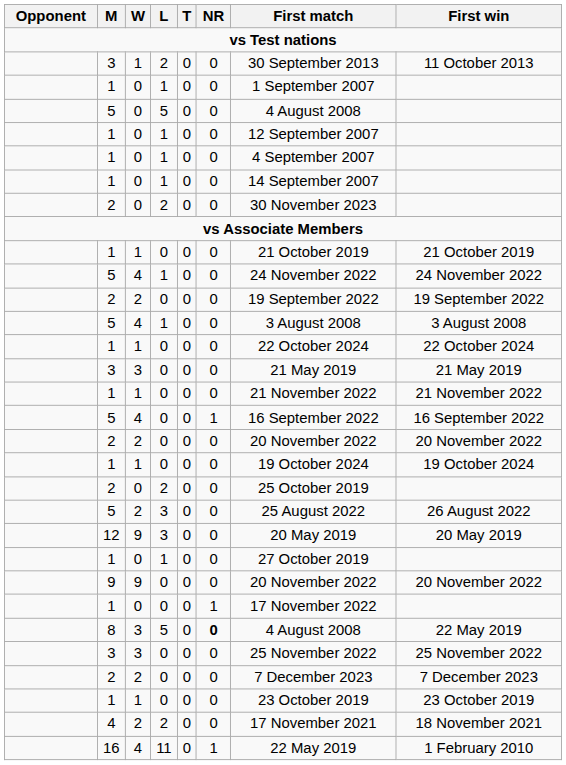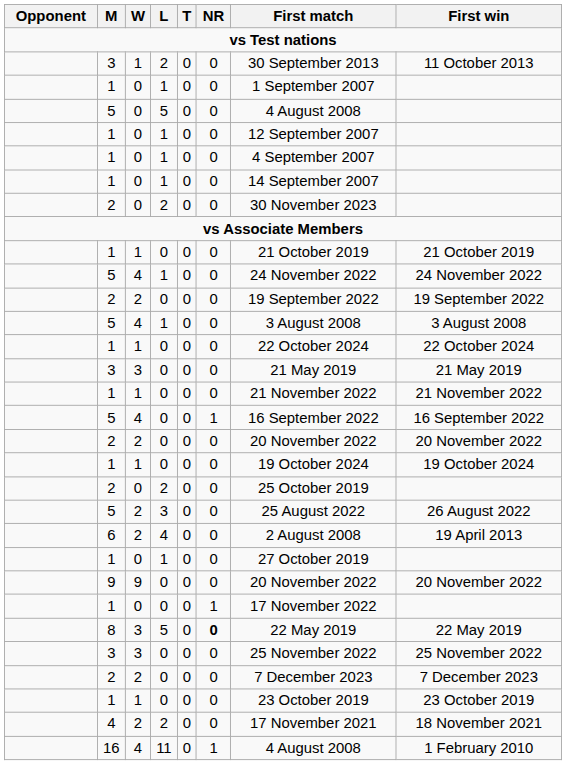+ row: (111, 535)
- row: (111, 535)
(313, 629) 4 August 2008 -> (313, 629) 22 May 2019
(313, 747) 22 May 2019 -> (313, 747) 4 August 2008
